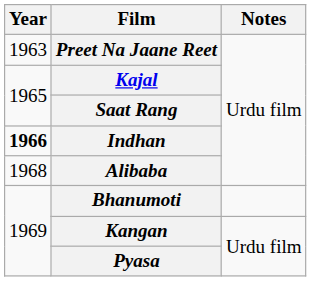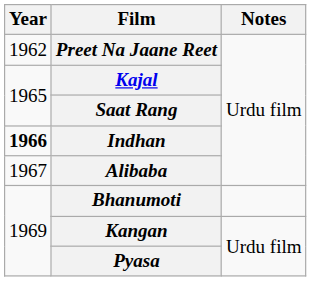(28, 49) 1963 -> (28, 49) 1962
(28, 170) 1968 -> (28, 170) 1967
